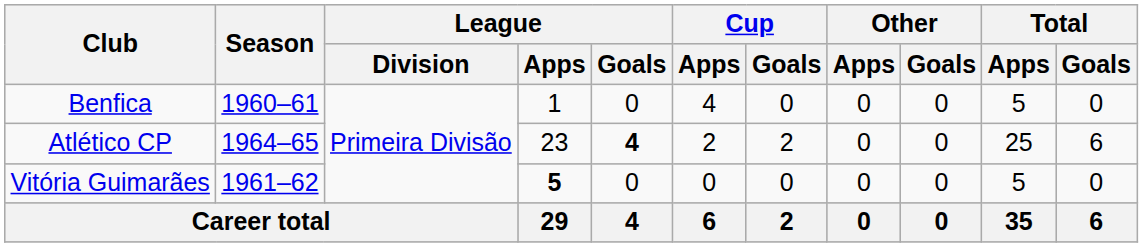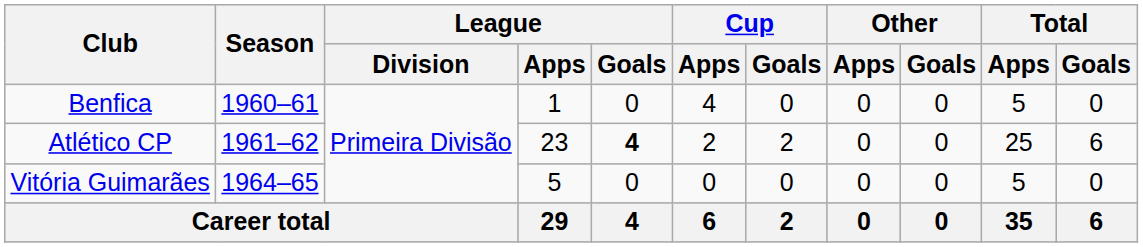(270, 143) 1964–65 -> (270, 143) 1961–62
(270, 182) 1961–62 -> (270, 182) 1964–65
(554, 182) bold -> (554, 182) normal
